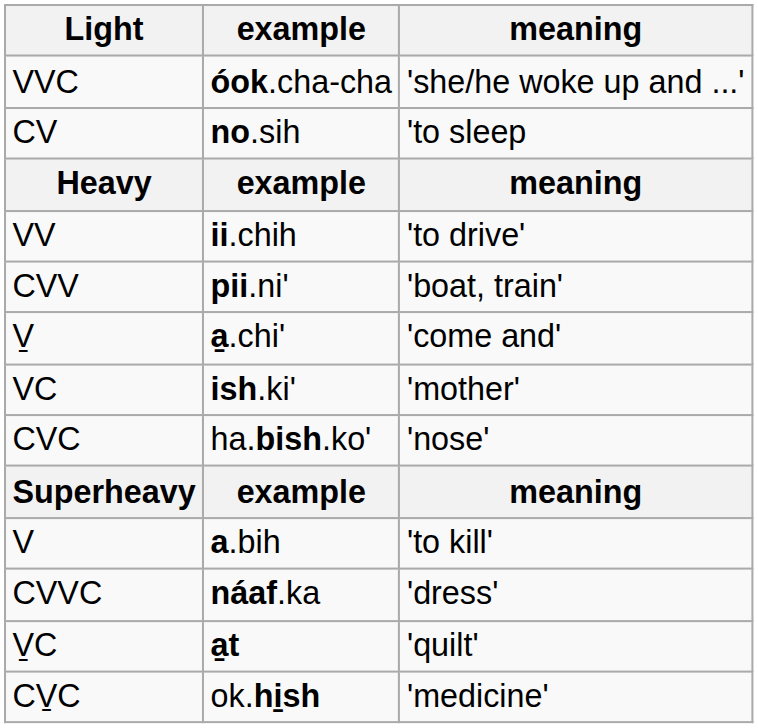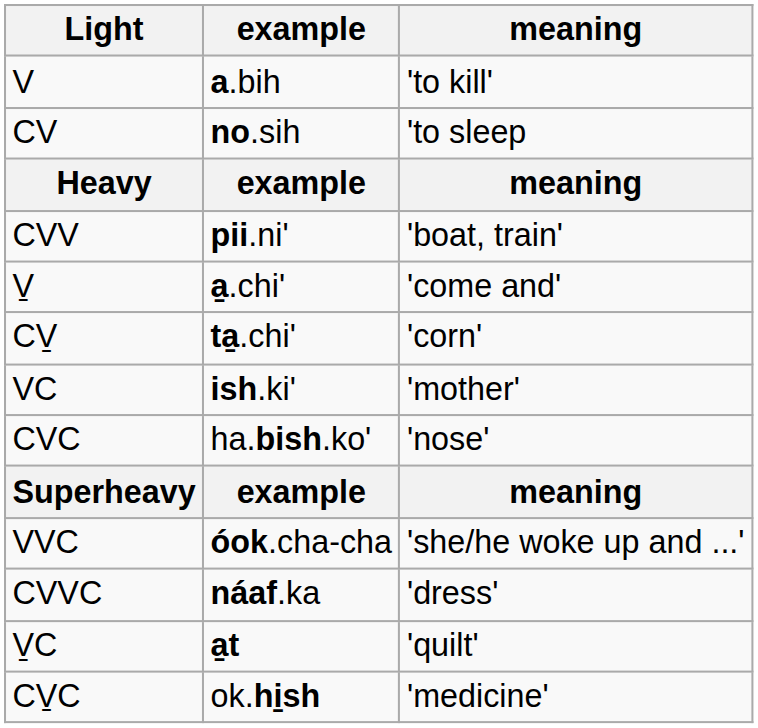rows swapped: (23, 542) <-> (46, 81)
- row: (34, 235)
+ row: (35, 337)
